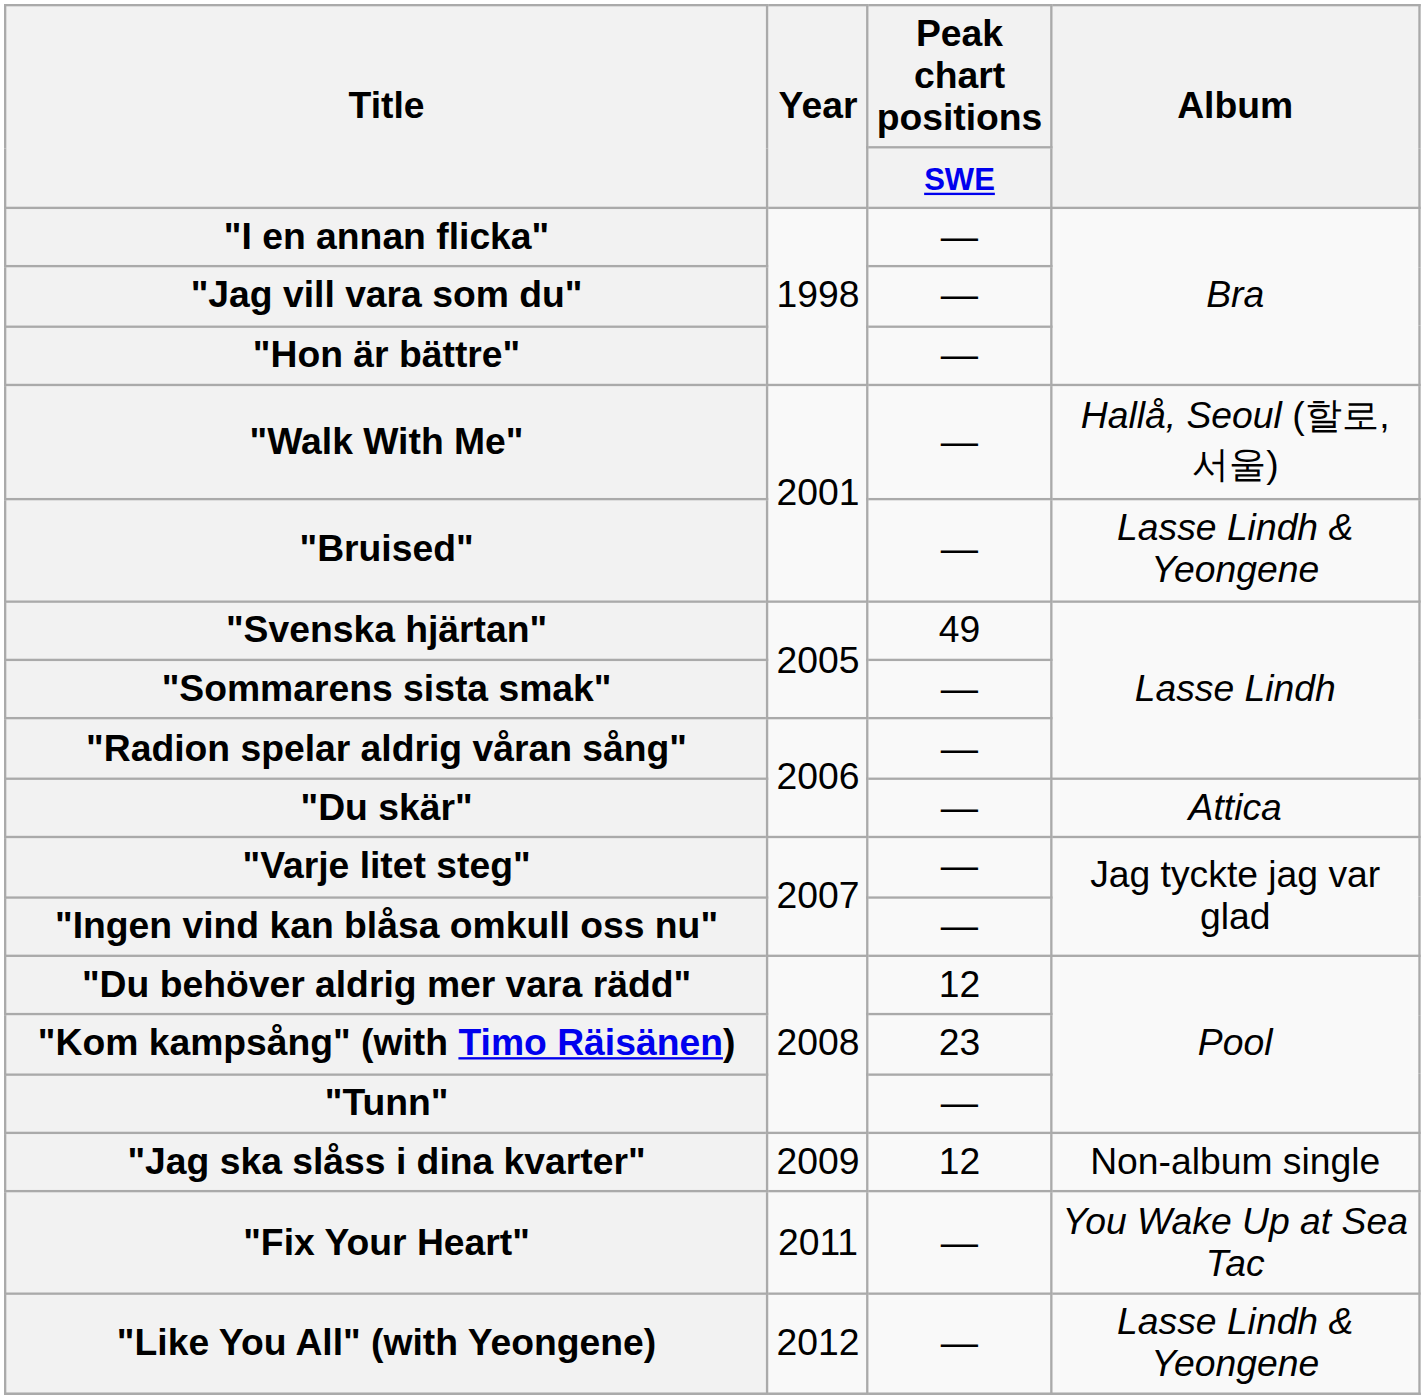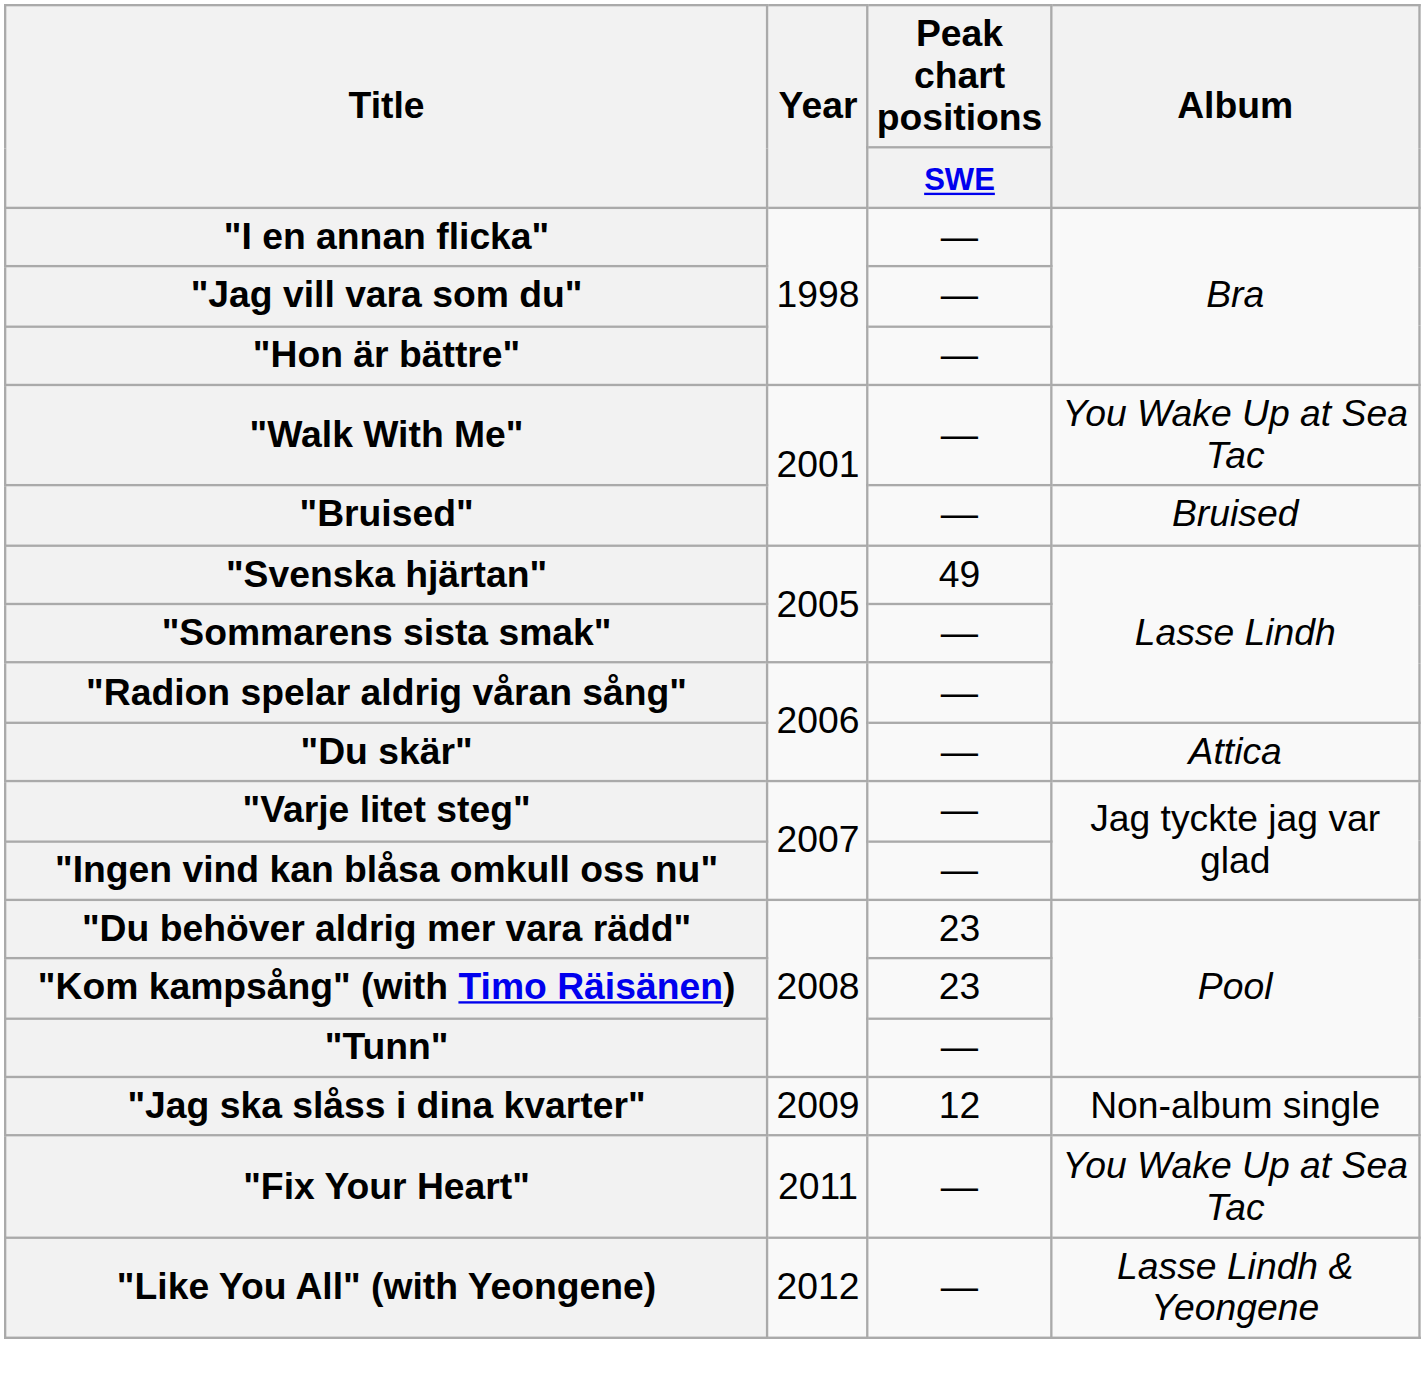(1235, 440) Hallå, Seoul (할로, 서울) -> (1235, 434) You Wake Up at Sea Tac
(1235, 549) Lasse Lindh & Yeongene -> (1235, 514) Bruised
(960, 984) 12 -> (960, 928) 23
